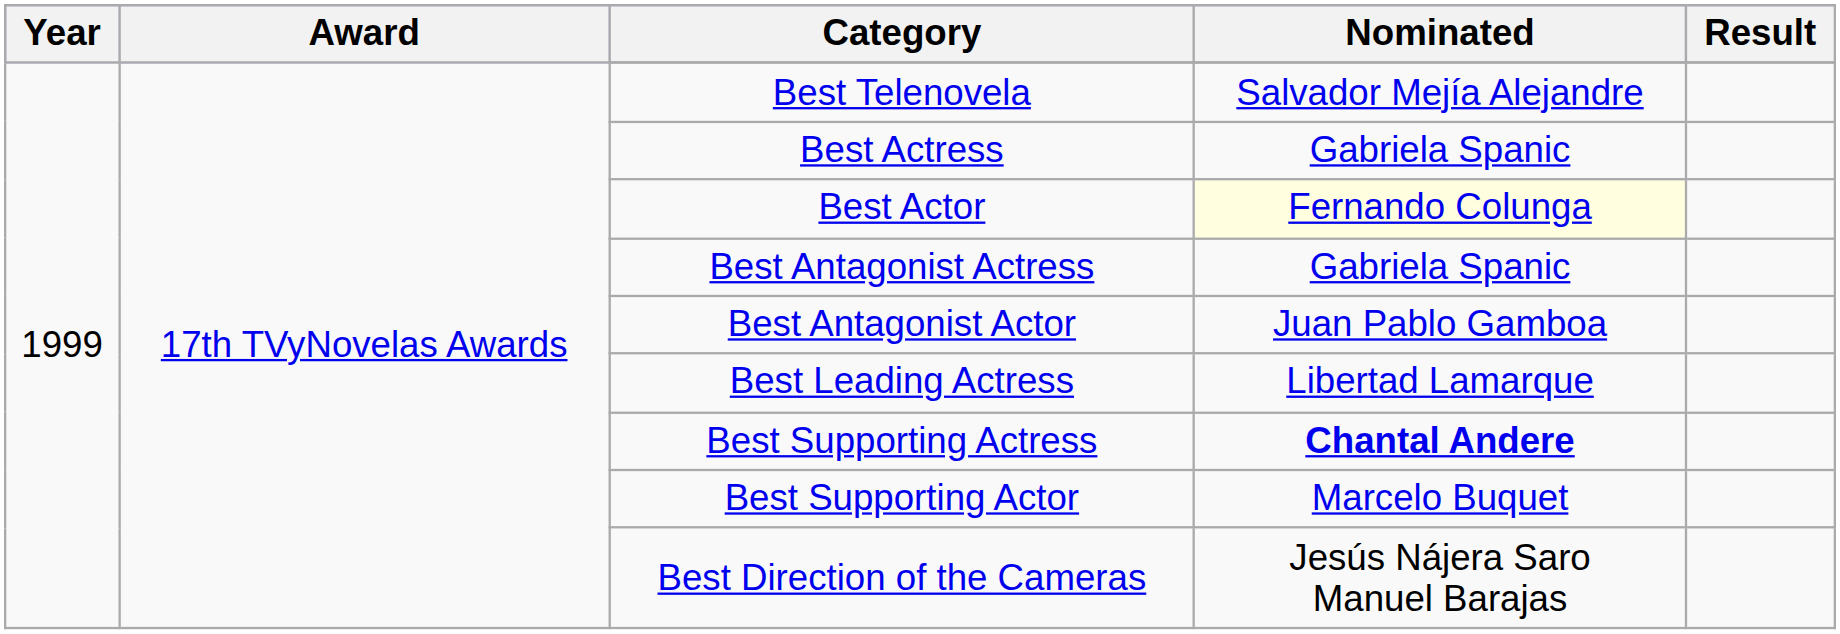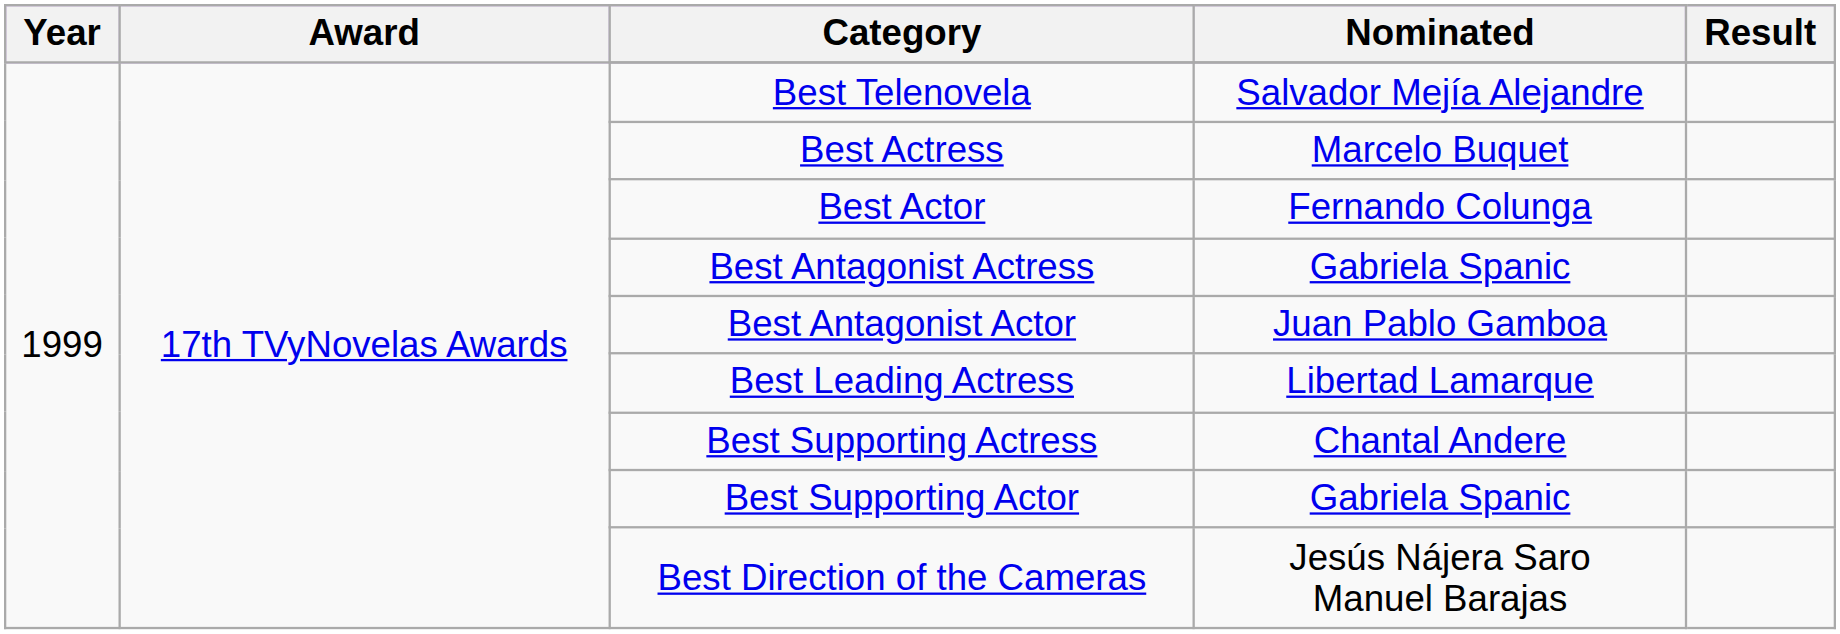(1440, 149) Gabriela Spanic -> (1440, 149) Marcelo Buquet
(1440, 207) lightyellow background -> (1440, 207) no background
(1440, 440) bold -> (1440, 440) normal
(1440, 498) Marcelo Buquet -> (1440, 498) Gabriela Spanic
